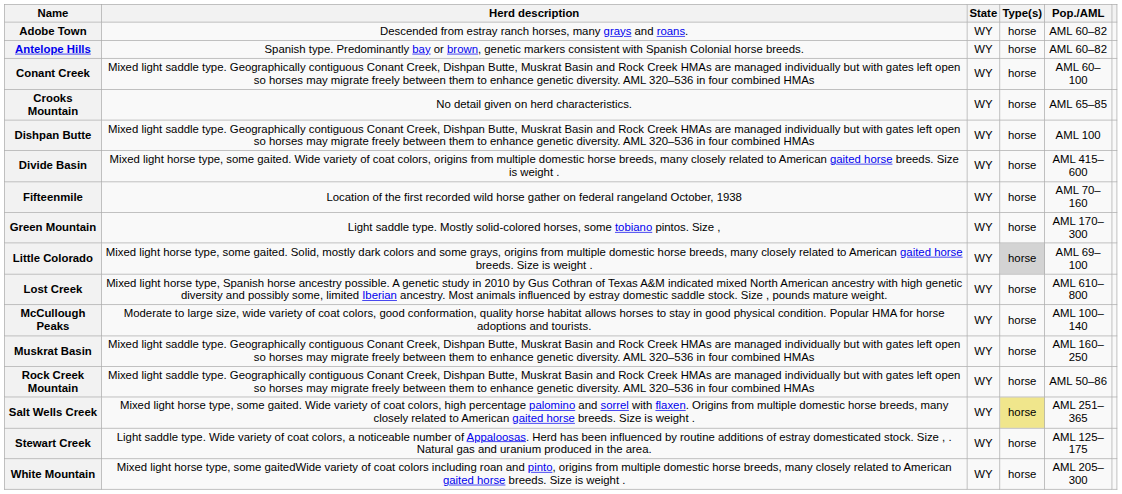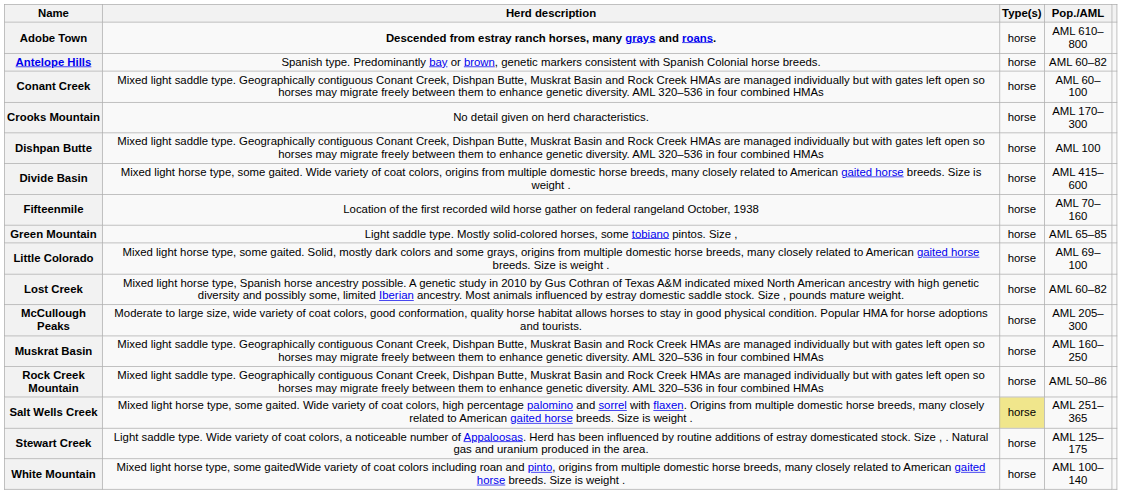- column: (983, 13)
(534, 31) normal -> (551, 37) bold
(1078, 31) AML 60–82 -> (1078, 37) AML 610–800
(1078, 104) AML 65–85 -> (1078, 117) AML 170–300
(1078, 227) AML 170–300 -> (1078, 234) AML 65–85
(1022, 258) lightgrey background -> (1022, 258) no background
(1078, 289) AML 610–800 -> (1078, 289) AML 60–82
(1078, 320) AML 100–140 -> (1078, 320) AML 205–300
(1078, 474) AML 205–300 -> (1078, 474) AML 100–140
